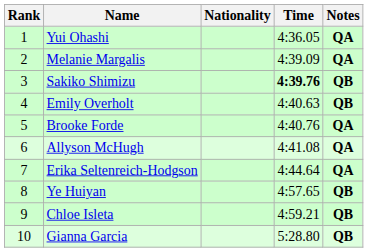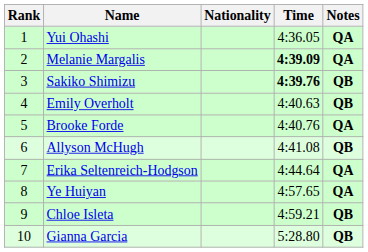(299, 59) normal -> (299, 59) bold
(343, 147) QA -> (343, 147) QB
(343, 192) QB -> (343, 192) QA
